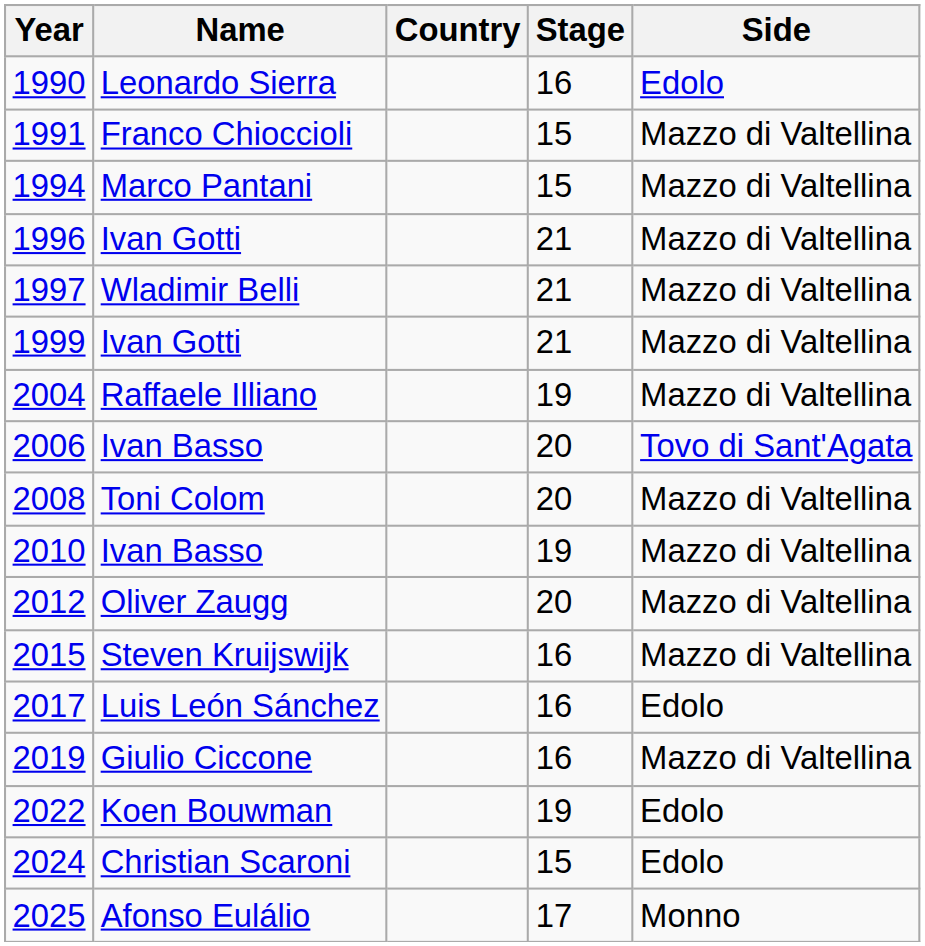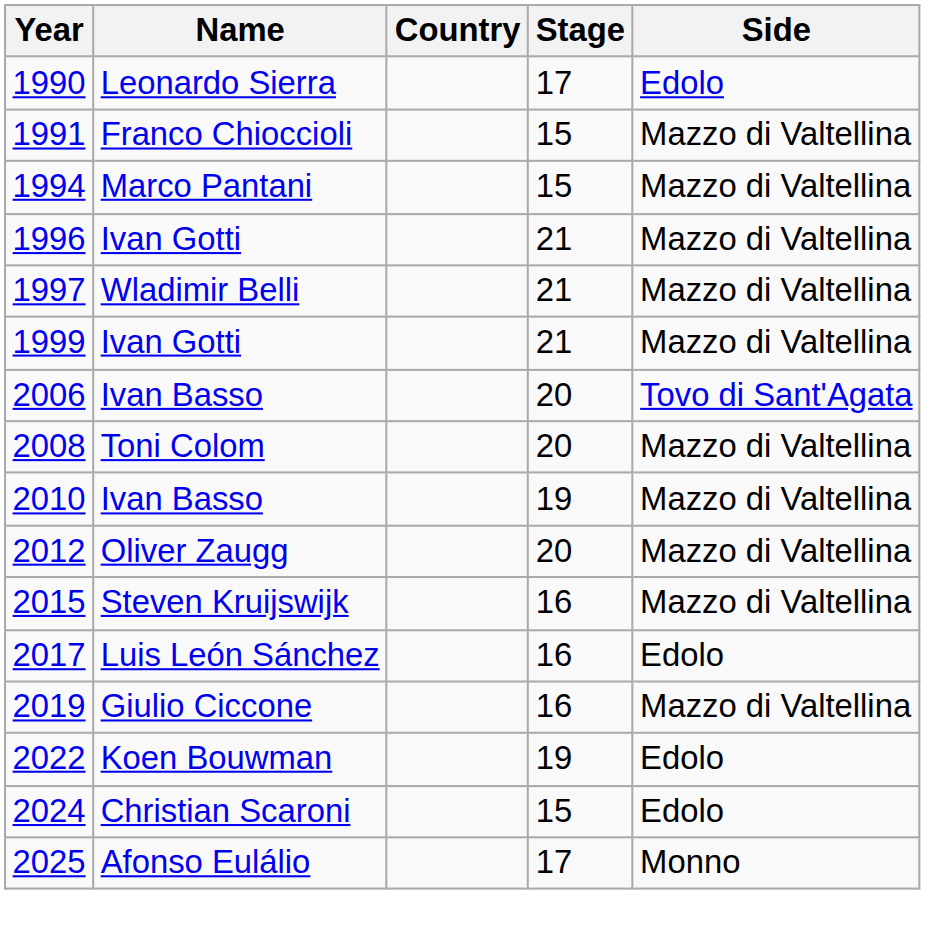(554, 82) 16 -> (554, 82) 17
- row: (49, 394)
